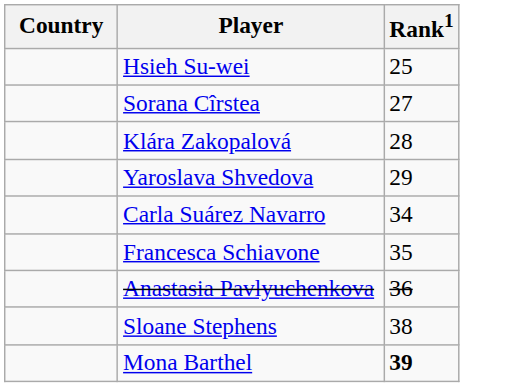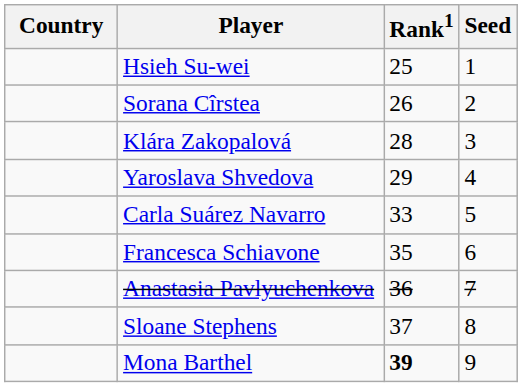+ column: (488, 26)
(401, 103) 27 -> (401, 103) 26
(401, 214) 34 -> (401, 214) 33
(401, 325) 38 -> (401, 325) 37
